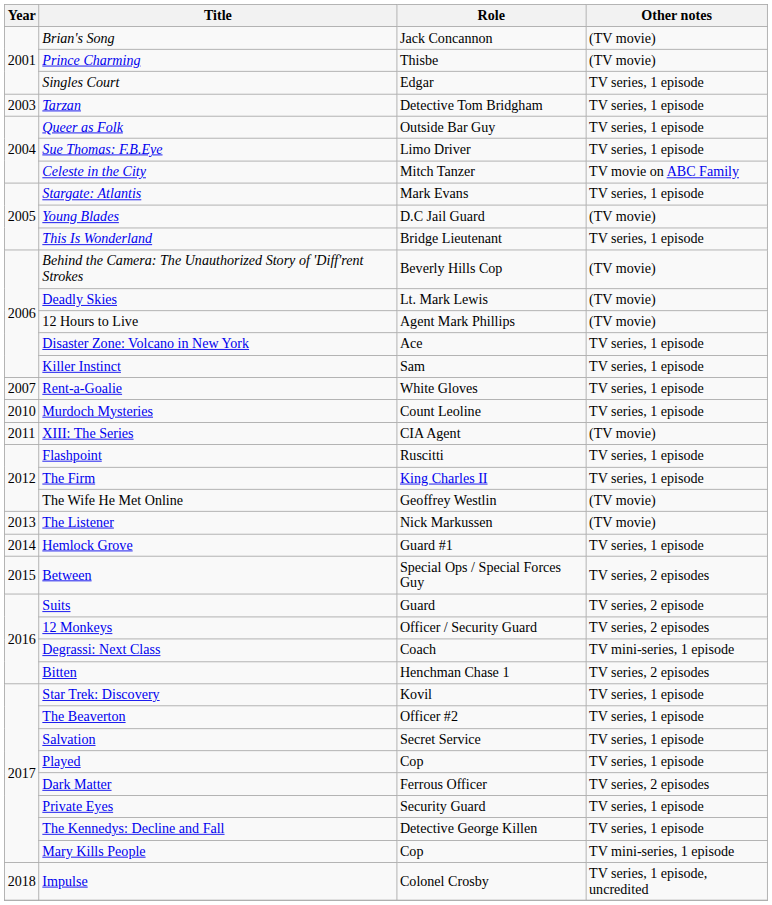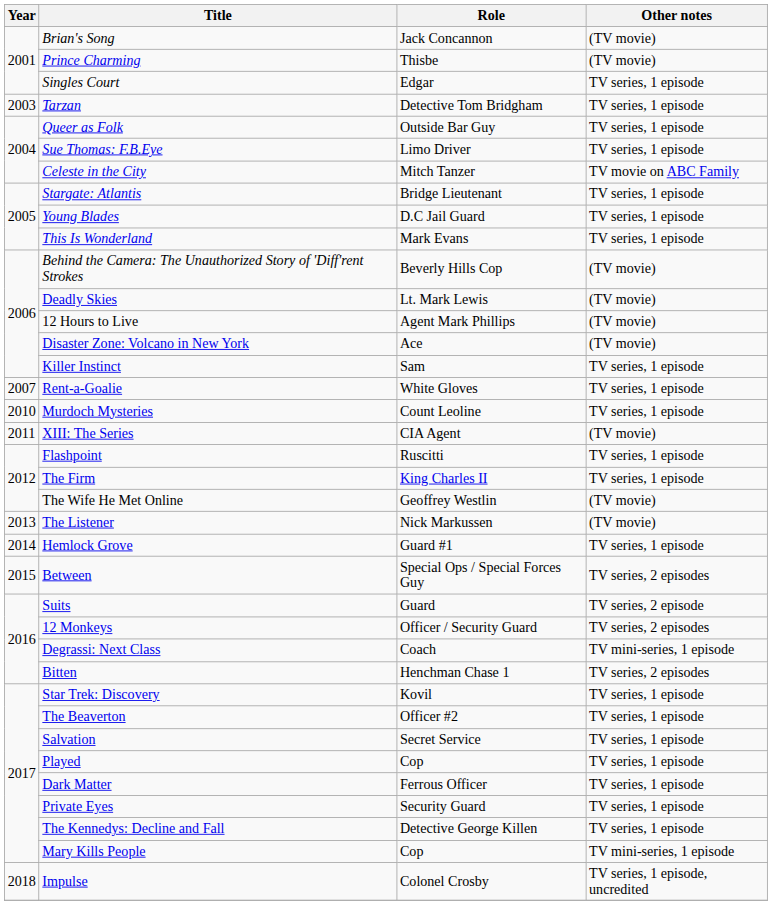(434, 194) Mark Evans -> (451, 194) Bridge Lieutenant
(622, 216) (TV movie) -> (646, 216) TV series, 1 episode
(451, 238) Bridge Lieutenant -> (434, 238) Mark Evans
(646, 344) TV series, 1 episode -> (622, 344) (TV movie)
(649, 784) TV series, 2 episodes -> (646, 784) TV series, 1 episode
